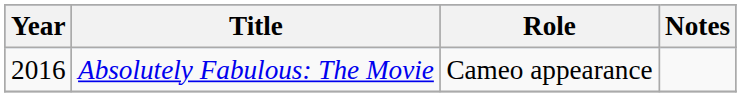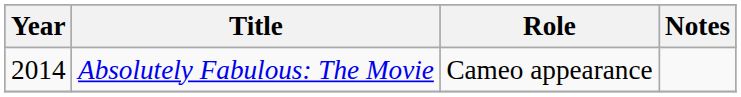(38, 69) 2016 -> (38, 69) 2014
